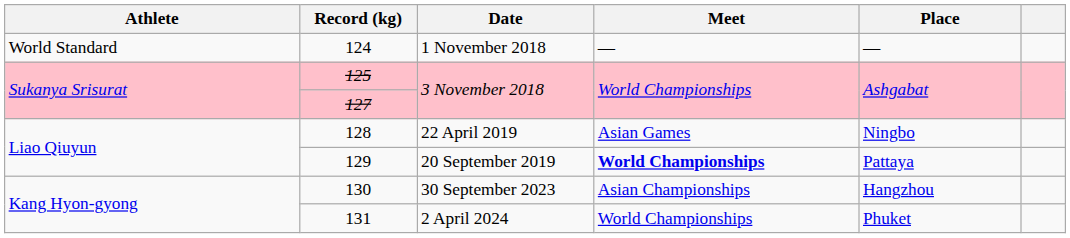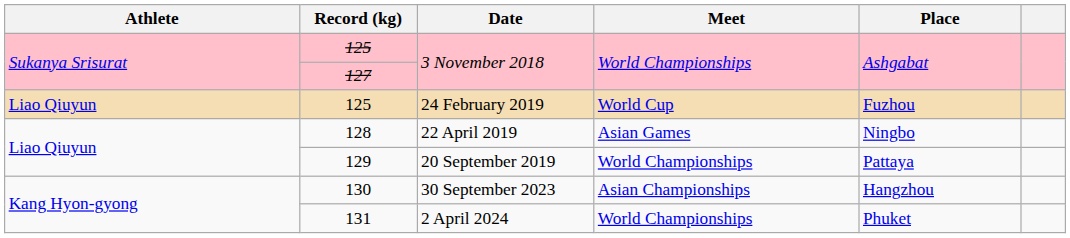- row: (358, 47)
+ row: (358, 104)
(681, 161) bold -> (675, 161) normal
